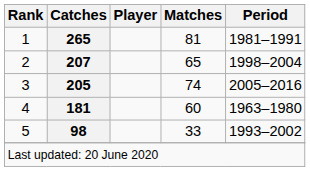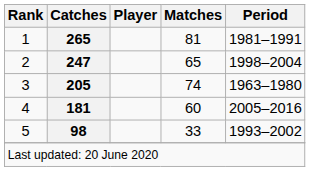(78, 62) 207 -> (78, 62) 247
(265, 85) 2005–2016 -> (265, 85) 1963–1980
(265, 108) 1963–1980 -> (265, 108) 2005–2016
